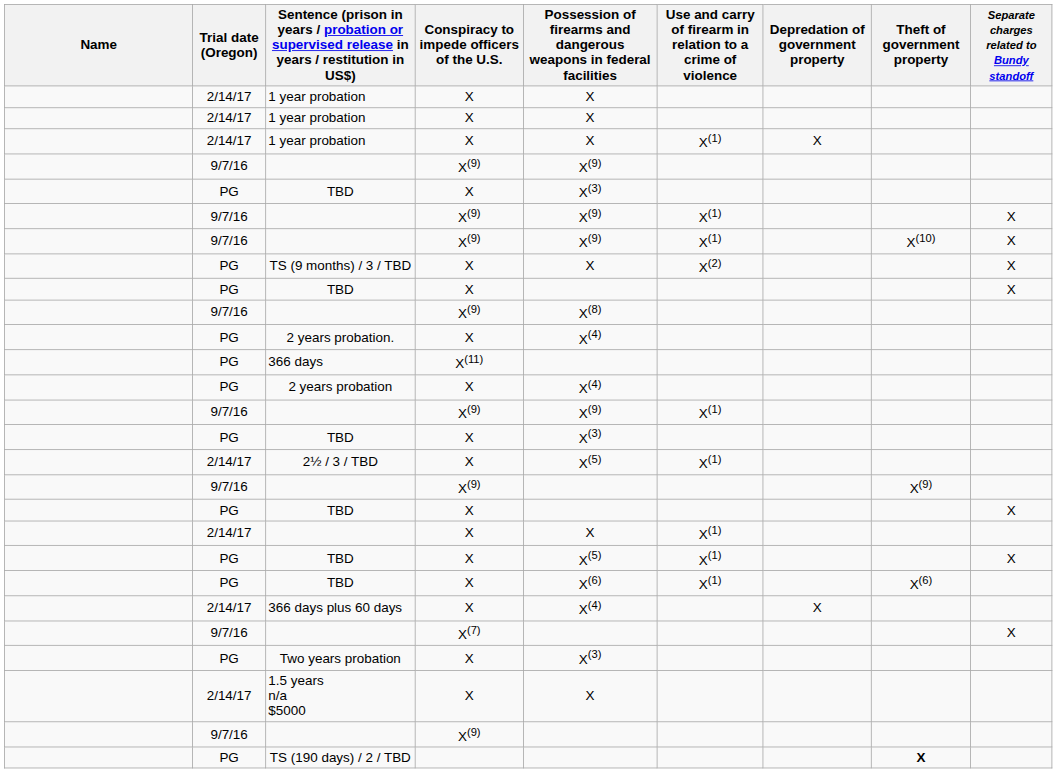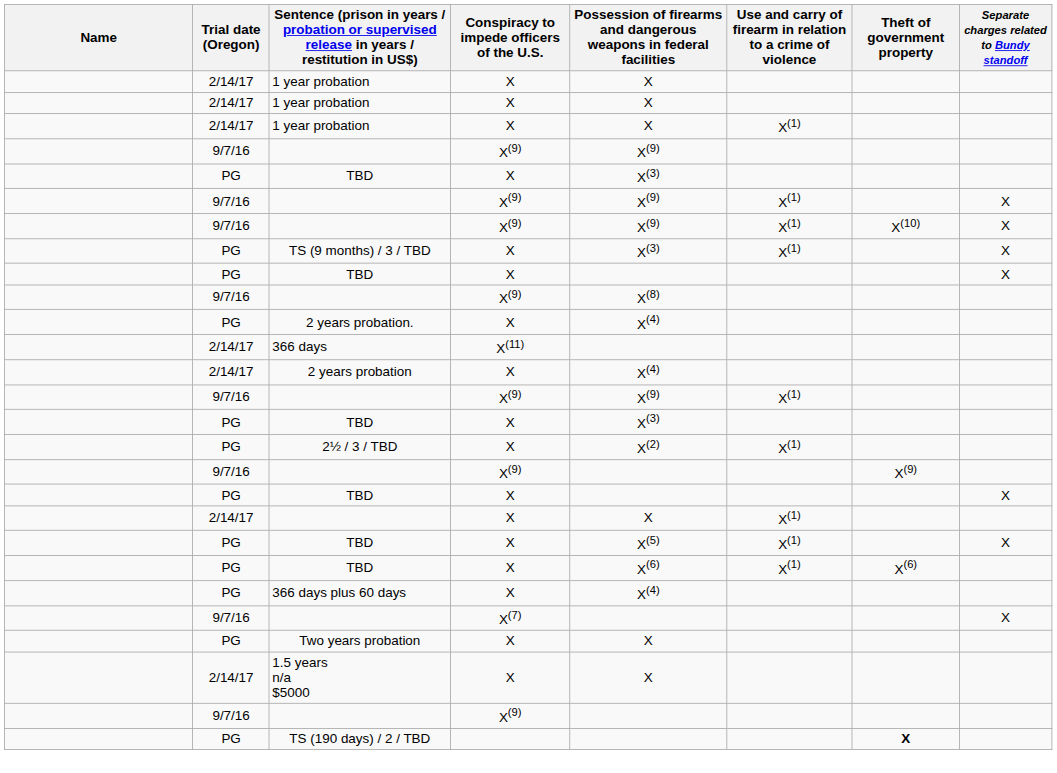- column: (817, 45)
(590, 266) X -> (648, 251) X(3)
(710, 266) X(2) -> (789, 251) X(1)
(229, 362) PG -> (231, 347) 2/14/17
(229, 387) PG -> (231, 372) 2/14/17
(229, 462) 2/14/17 -> (231, 446) PG
(590, 462) X(5) -> (648, 447) X(2)
(229, 608) 2/14/17 -> (231, 593) PG
(590, 658) X(3) -> (648, 641) X
